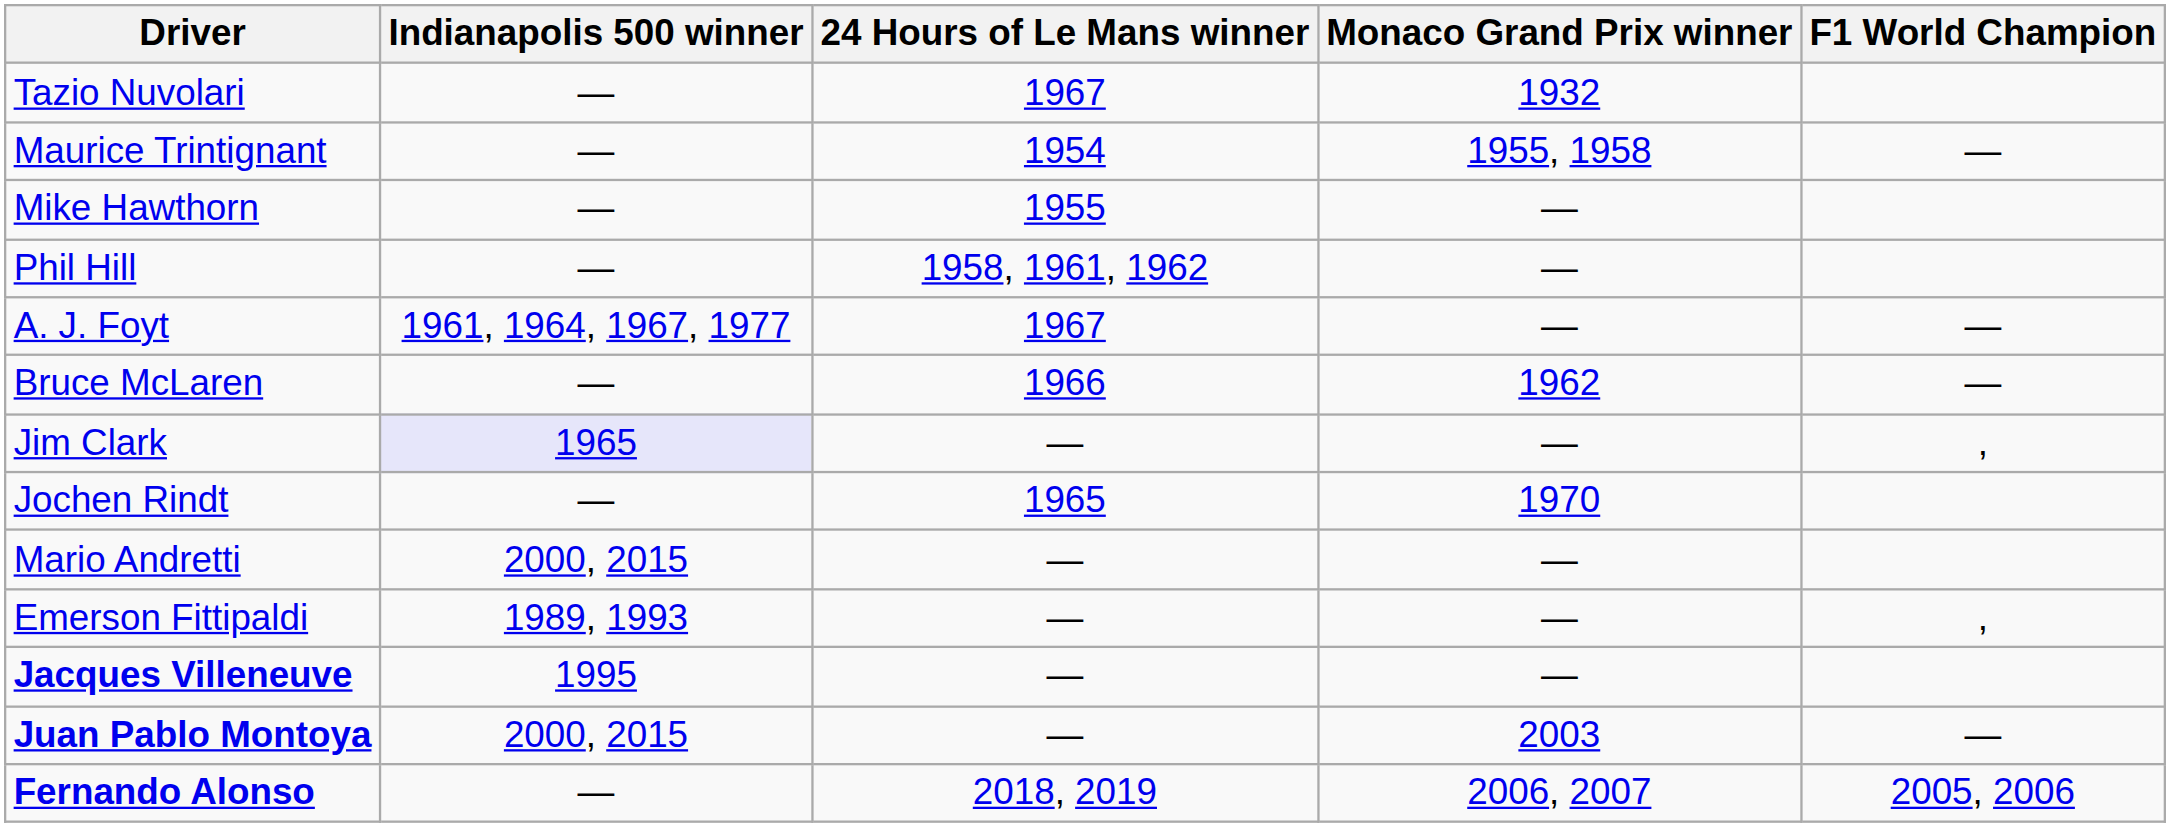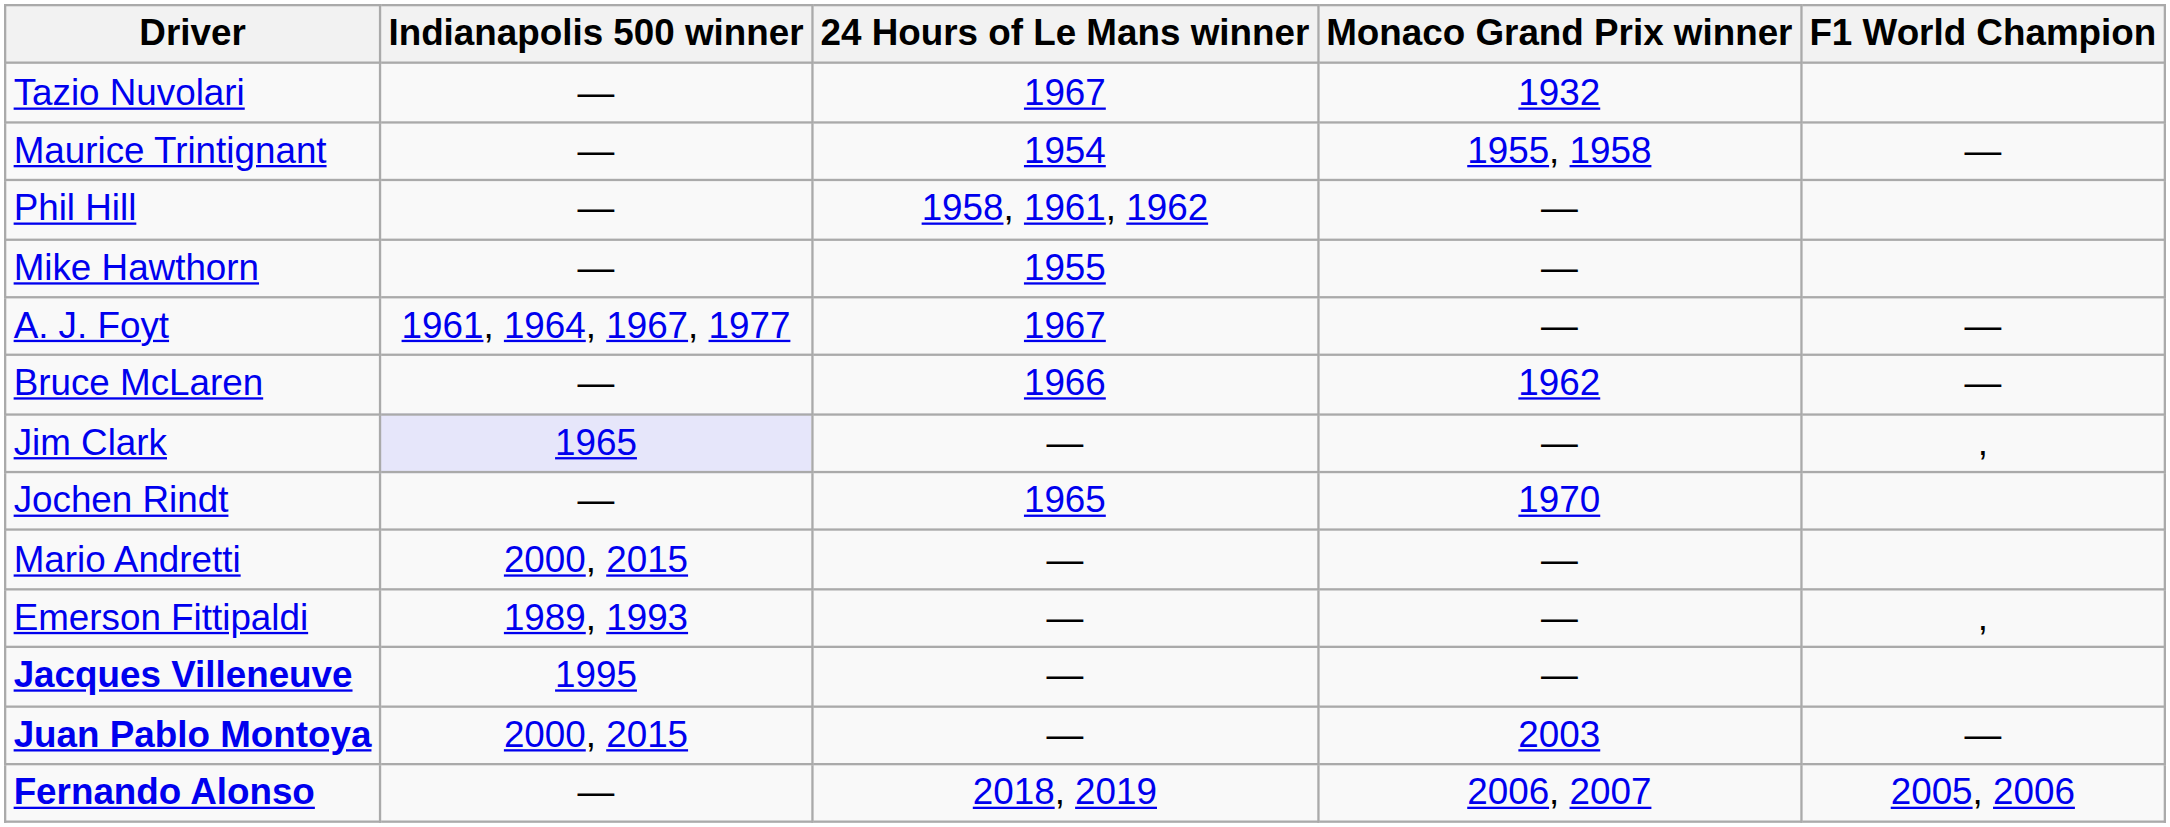rows swapped: (136, 208) <-> (75, 267)
